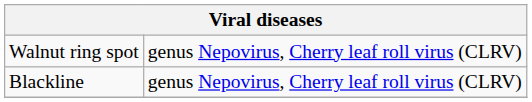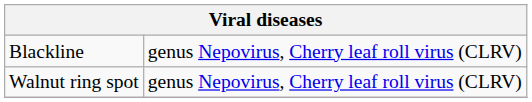rows swapped: (47, 81) <-> (74, 50)
